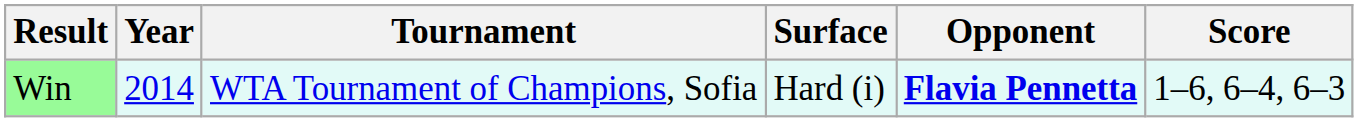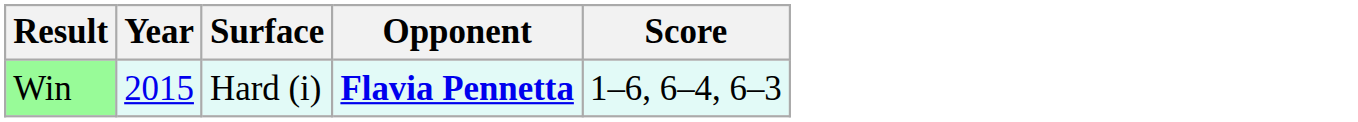- column: (484, 32)
(159, 87) 2014 -> (159, 87) 2015
